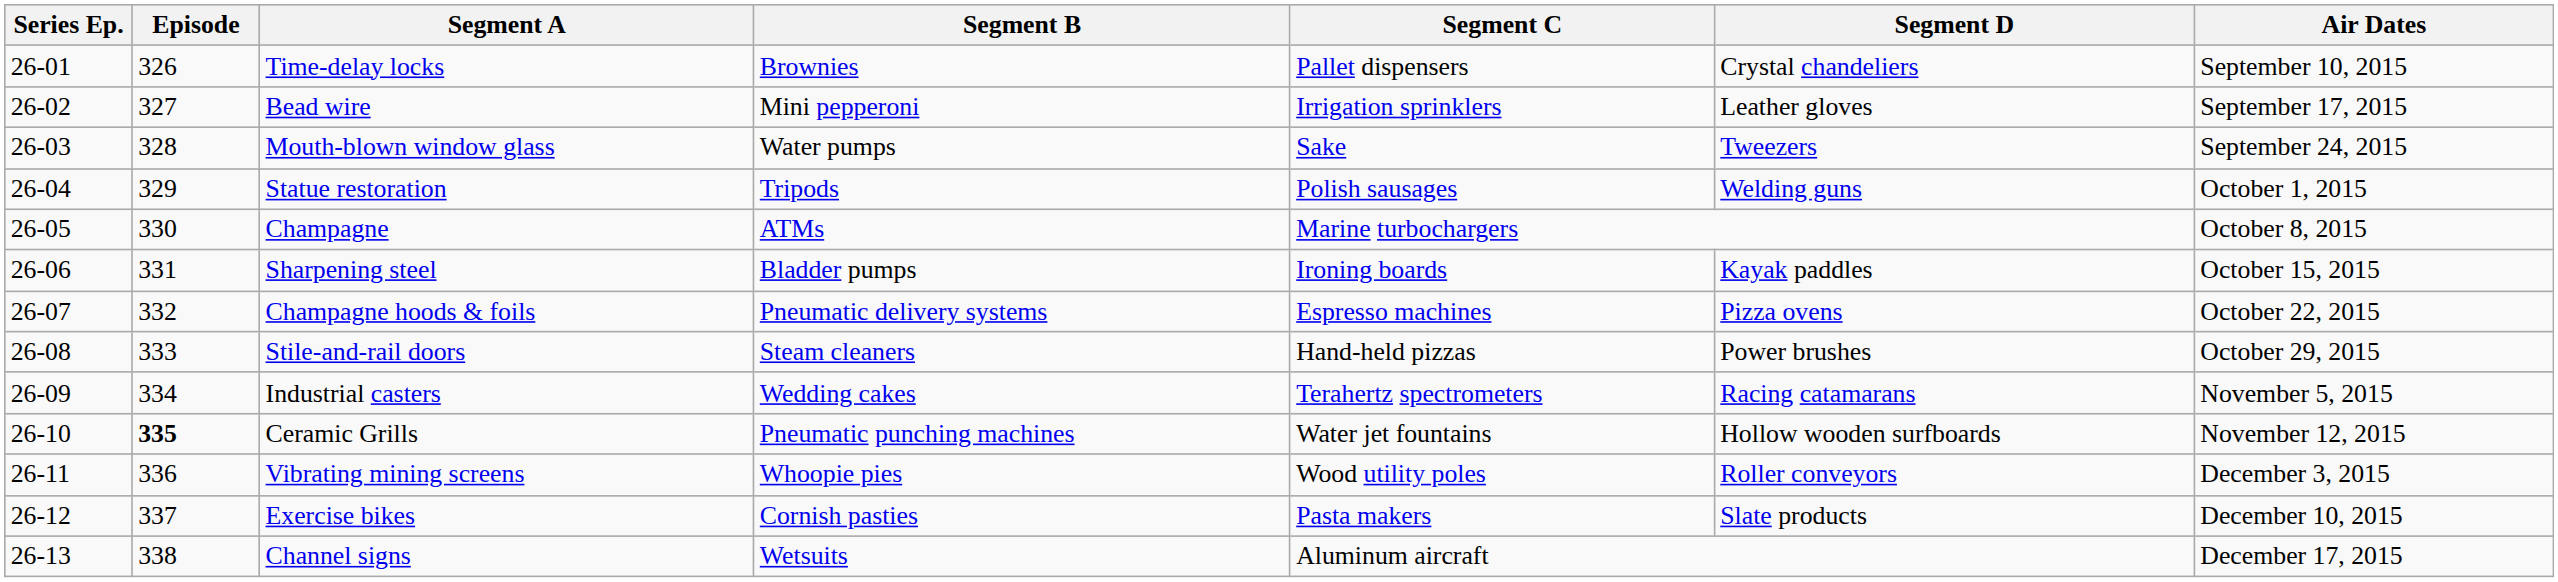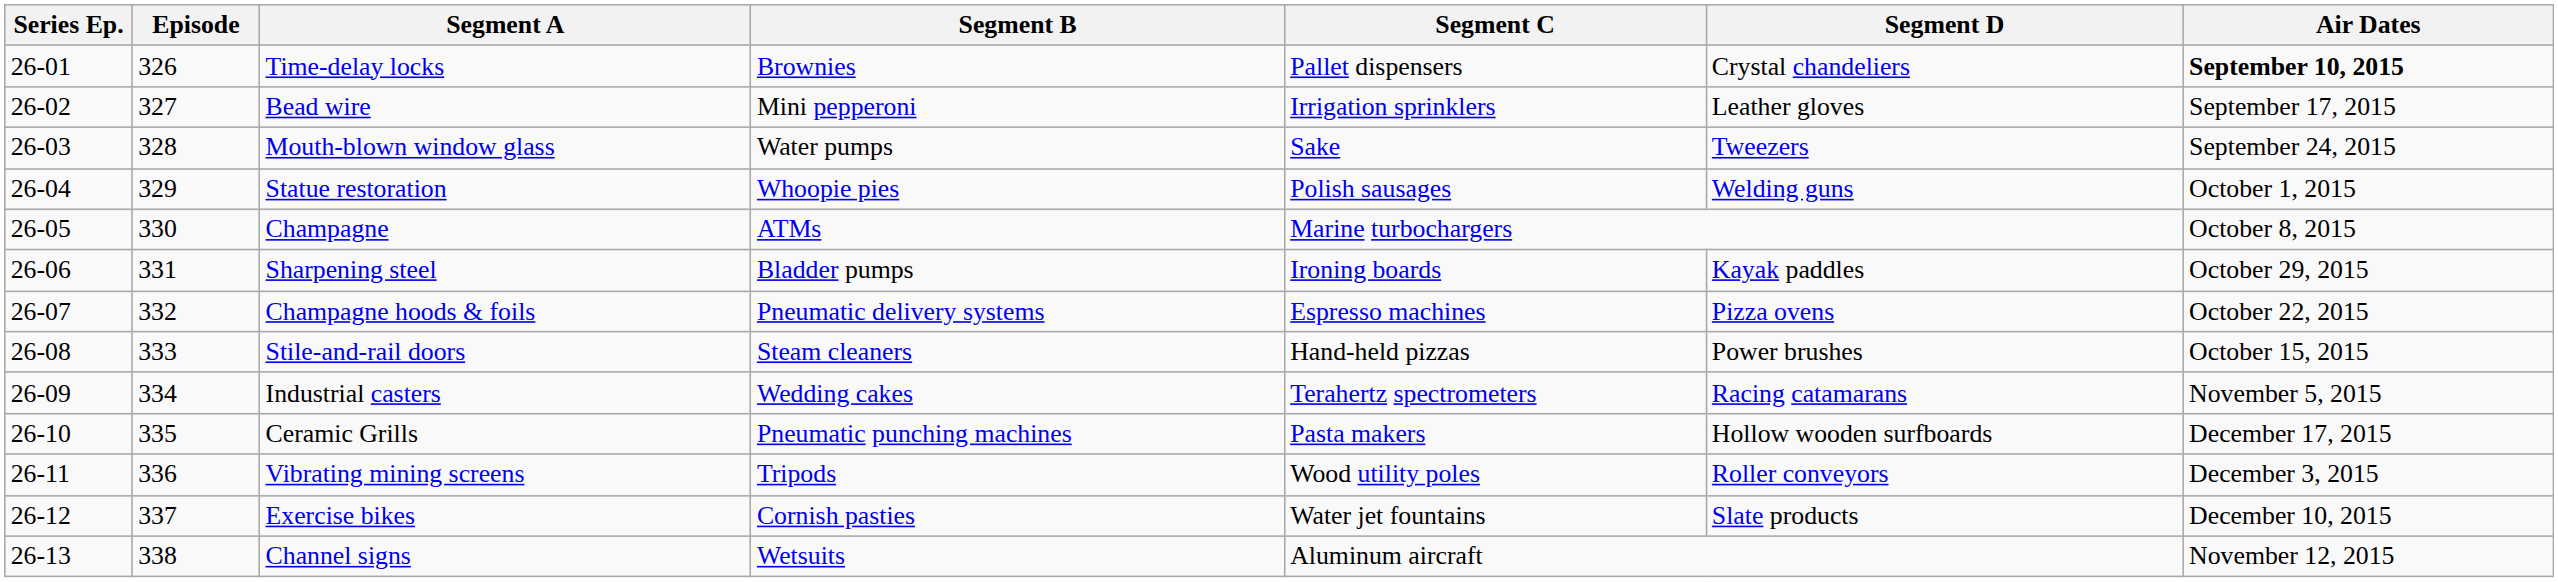(2304, 65) normal -> (2297, 65) bold
(799, 188) Tripods -> (828, 188) Whoopie pies
(2290, 270) October 15, 2015 -> (2279, 270) October 29, 2015
(2290, 351) October 29, 2015 -> (2279, 351) October 15, 2015
(157, 433) bold -> (157, 433) normal
(1394, 433) Water jet fountains -> (1358, 433) Pasta makers
(2303, 433) November 12, 2015 -> (2290, 433) December 17, 2015
(831, 474) Whoopie pies -> (797, 474) Tripods
(1364, 515) Pasta makers -> (1388, 515) Water jet fountains
(2302, 556) December 17, 2015 -> (2292, 556) November 12, 2015
